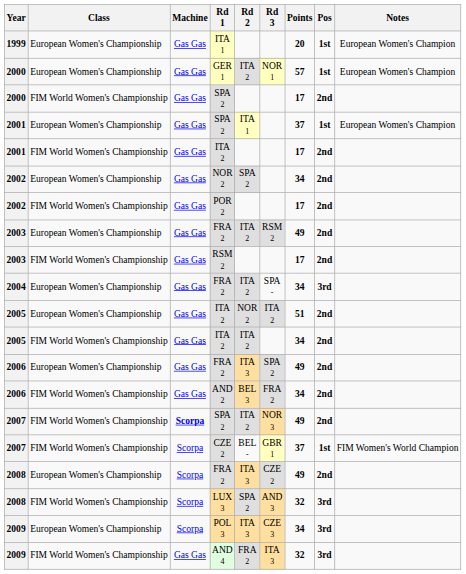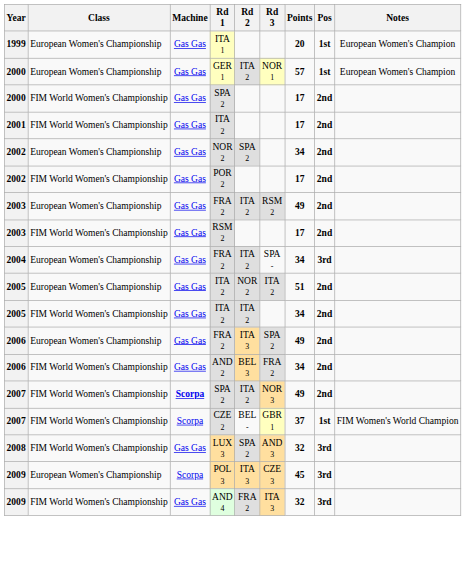- row: (16, 125)
- row: (16, 474)
(190, 501) Scorpa -> (190, 448) Gas Gas
(300, 528) 34 -> (300, 474) 45
